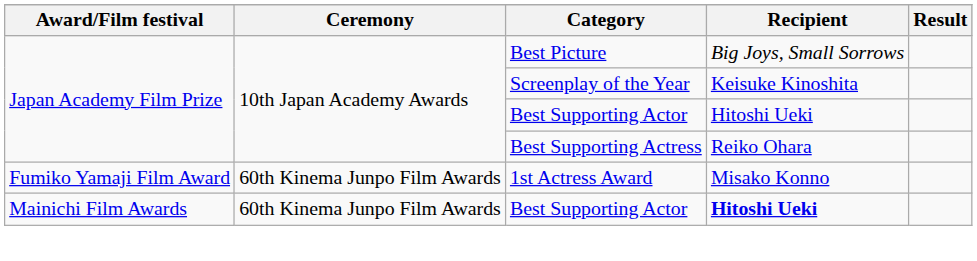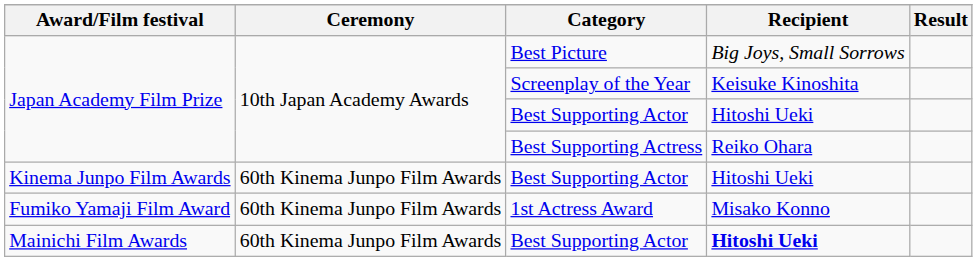+ row: (120, 177)
